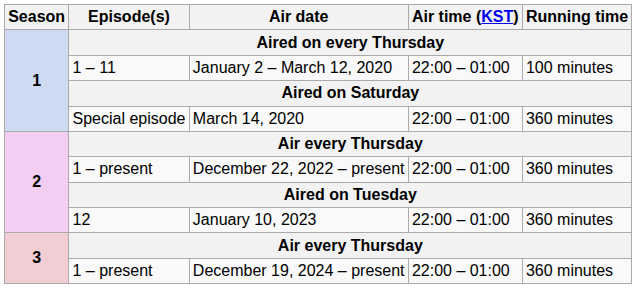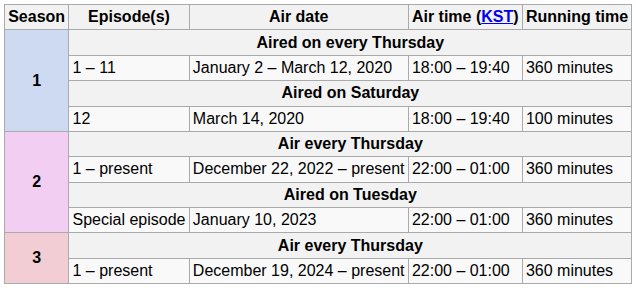(461, 67) 22:00 – 01:00 -> (461, 67) 18:00 – 19:40
(570, 67) 100 minutes -> (570, 67) 360 minutes
(129, 118) Special episode -> (81, 118) 12
(461, 118) 22:00 – 01:00 -> (461, 118) 18:00 – 19:40
(570, 118) 360 minutes -> (570, 118) 100 minutes
(81, 220) 12 -> (129, 220) Special episode
